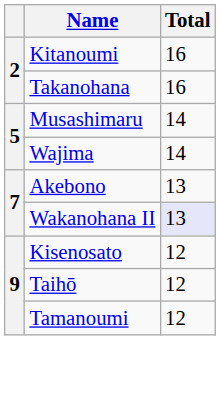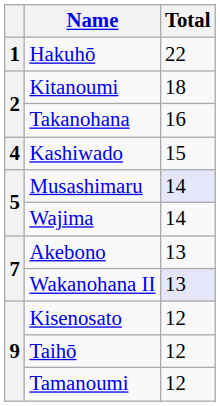+ row: (62, 53)
(175, 53) 16 -> (175, 86) 18
+ row: (76, 152)
(175, 119) no background -> (175, 185) lavender background
